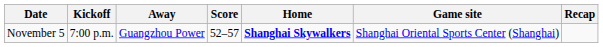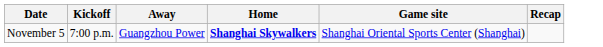- column: (225, 14)
